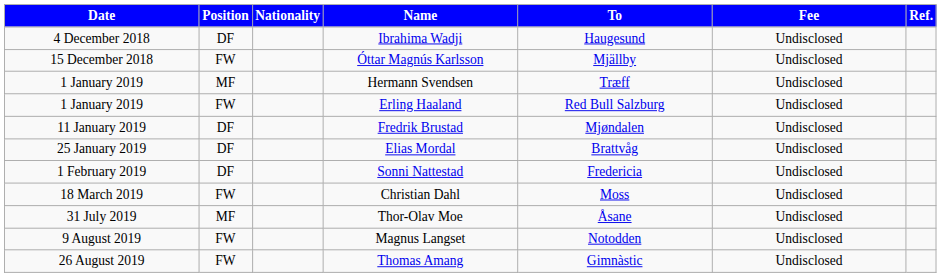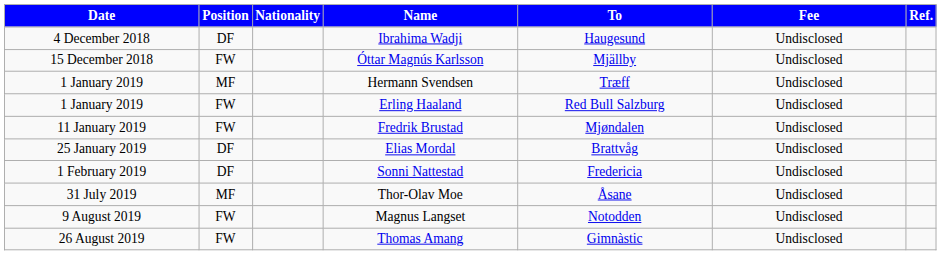(225, 127) DF -> (225, 127) FW
- row: (420, 194)
